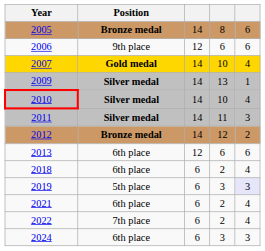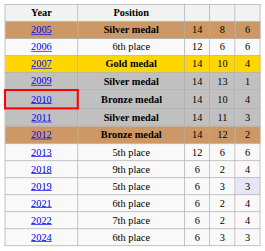(131, 30) Bronze medal -> (131, 30) Silver medal
(131, 47) 9th place -> (131, 47) 6th place
(132, 99) Silver medal -> (132, 99) Bronze medal
(131, 152) 6th place -> (131, 152) 5th place
(131, 169) 6th place -> (131, 169) 9th place
